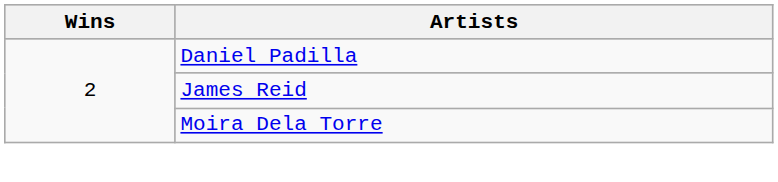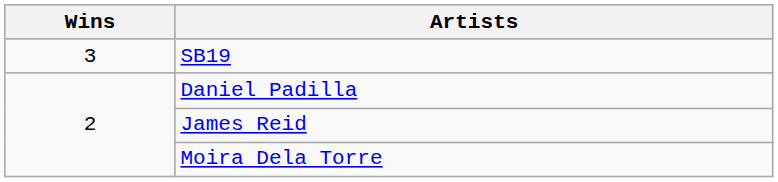+ row: (206, 56)
